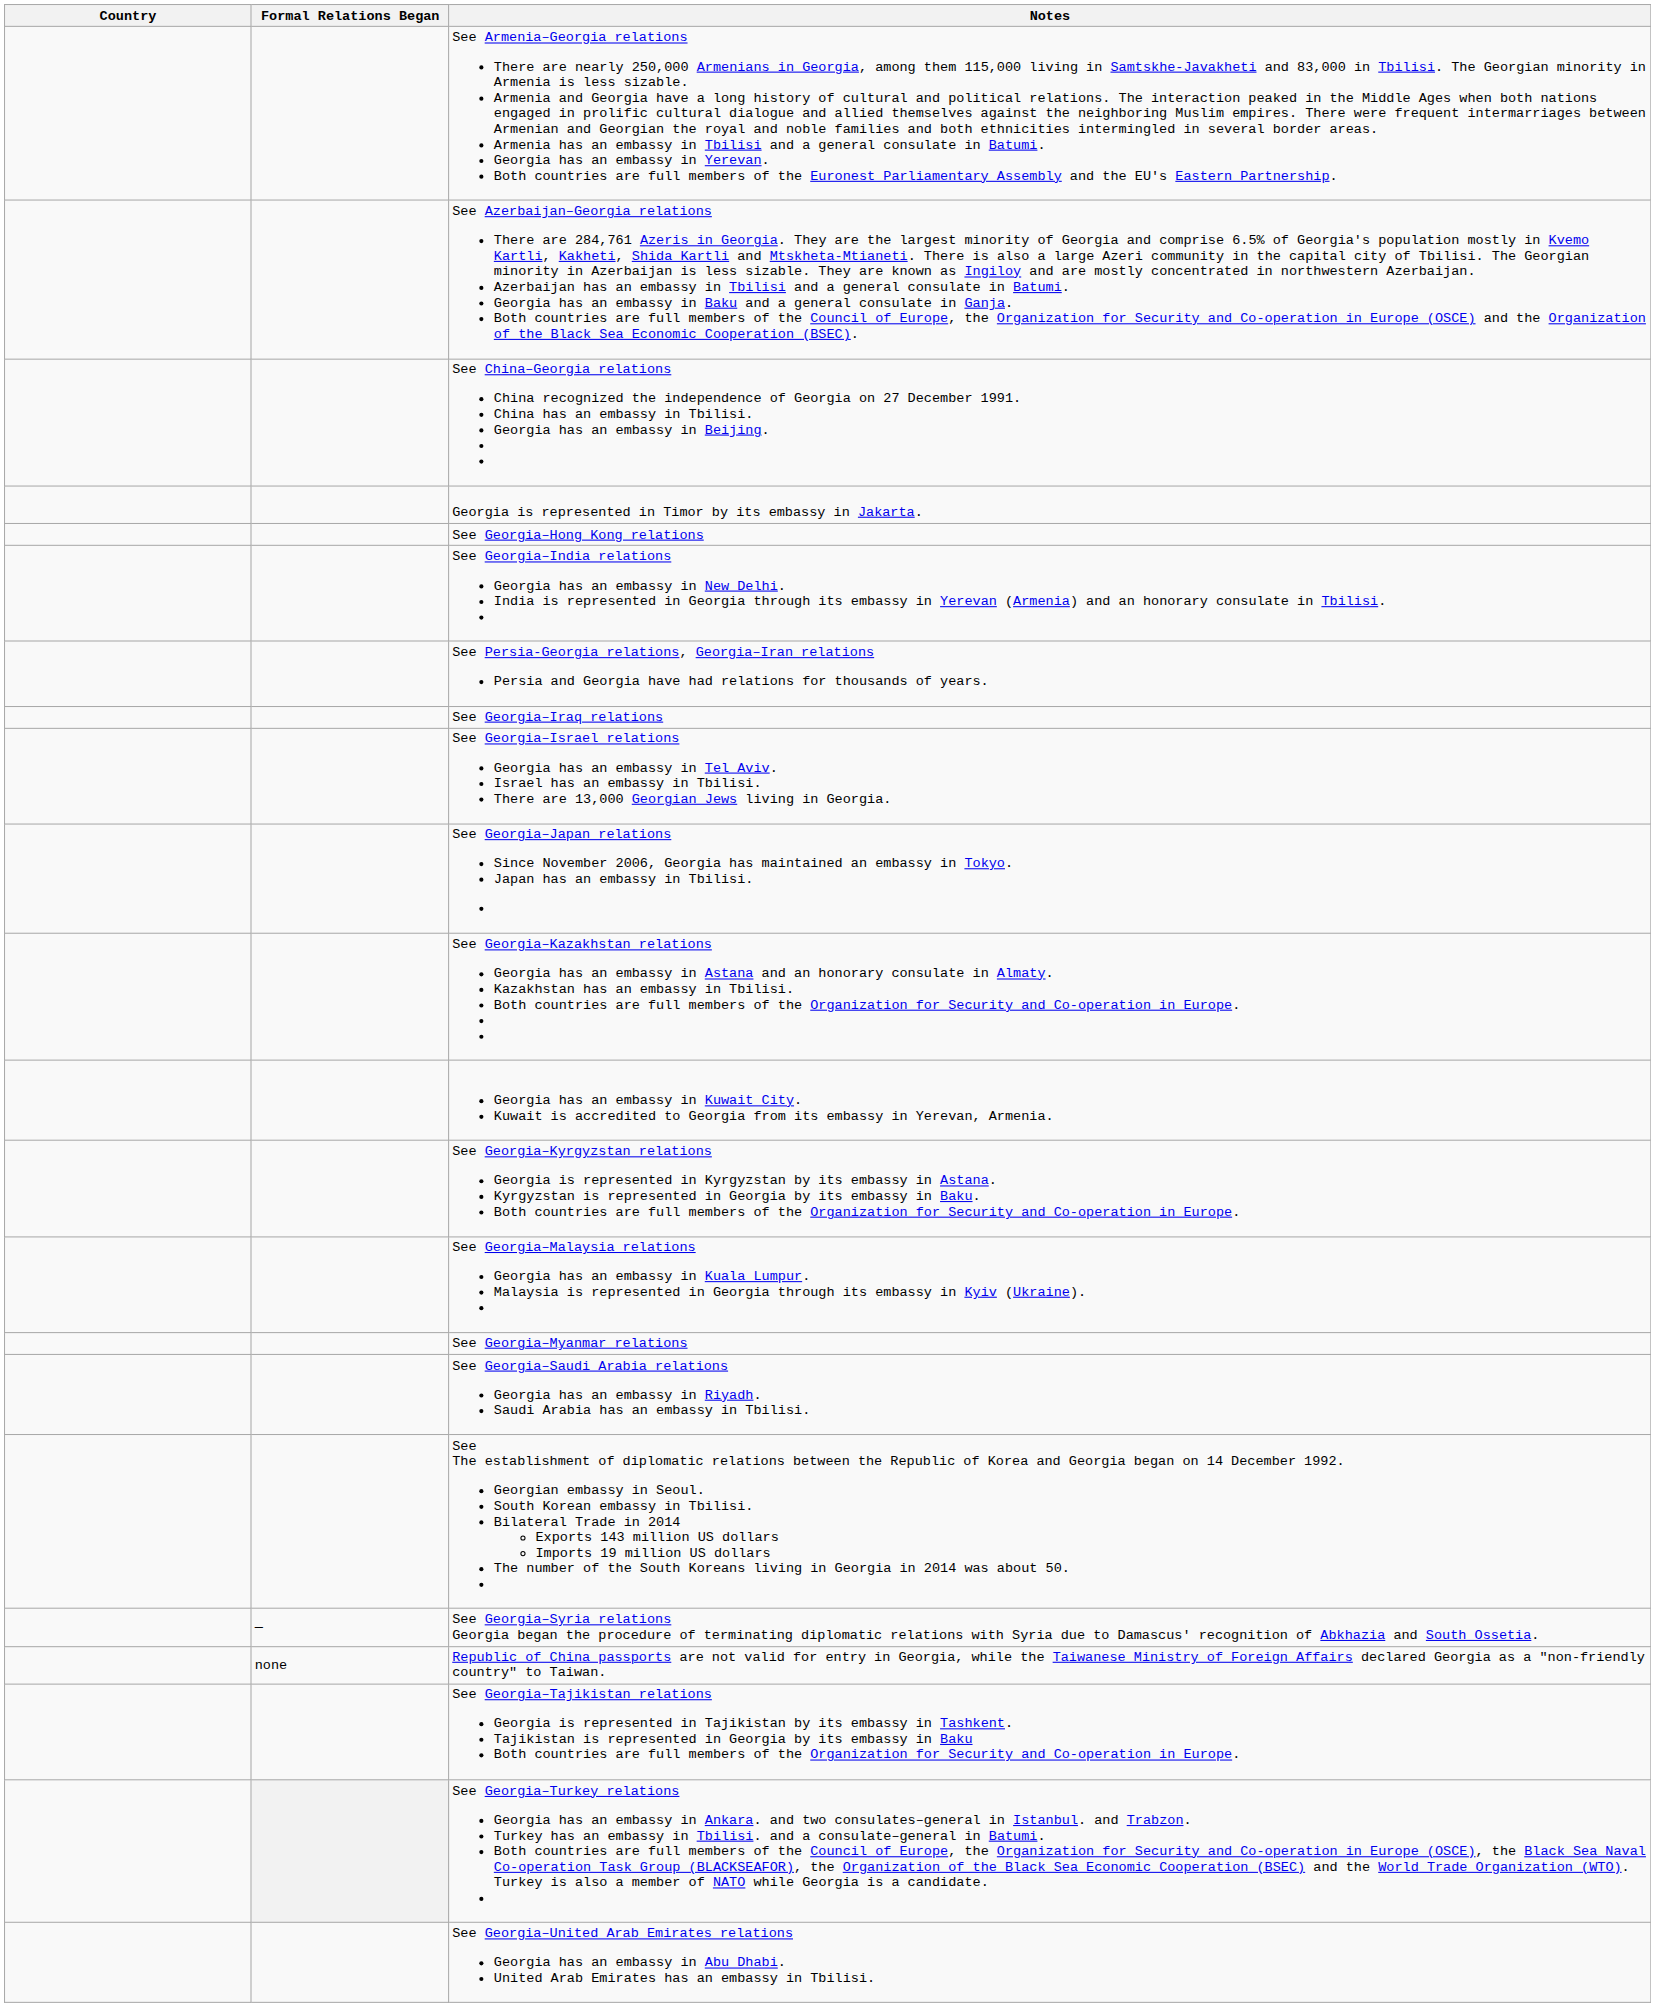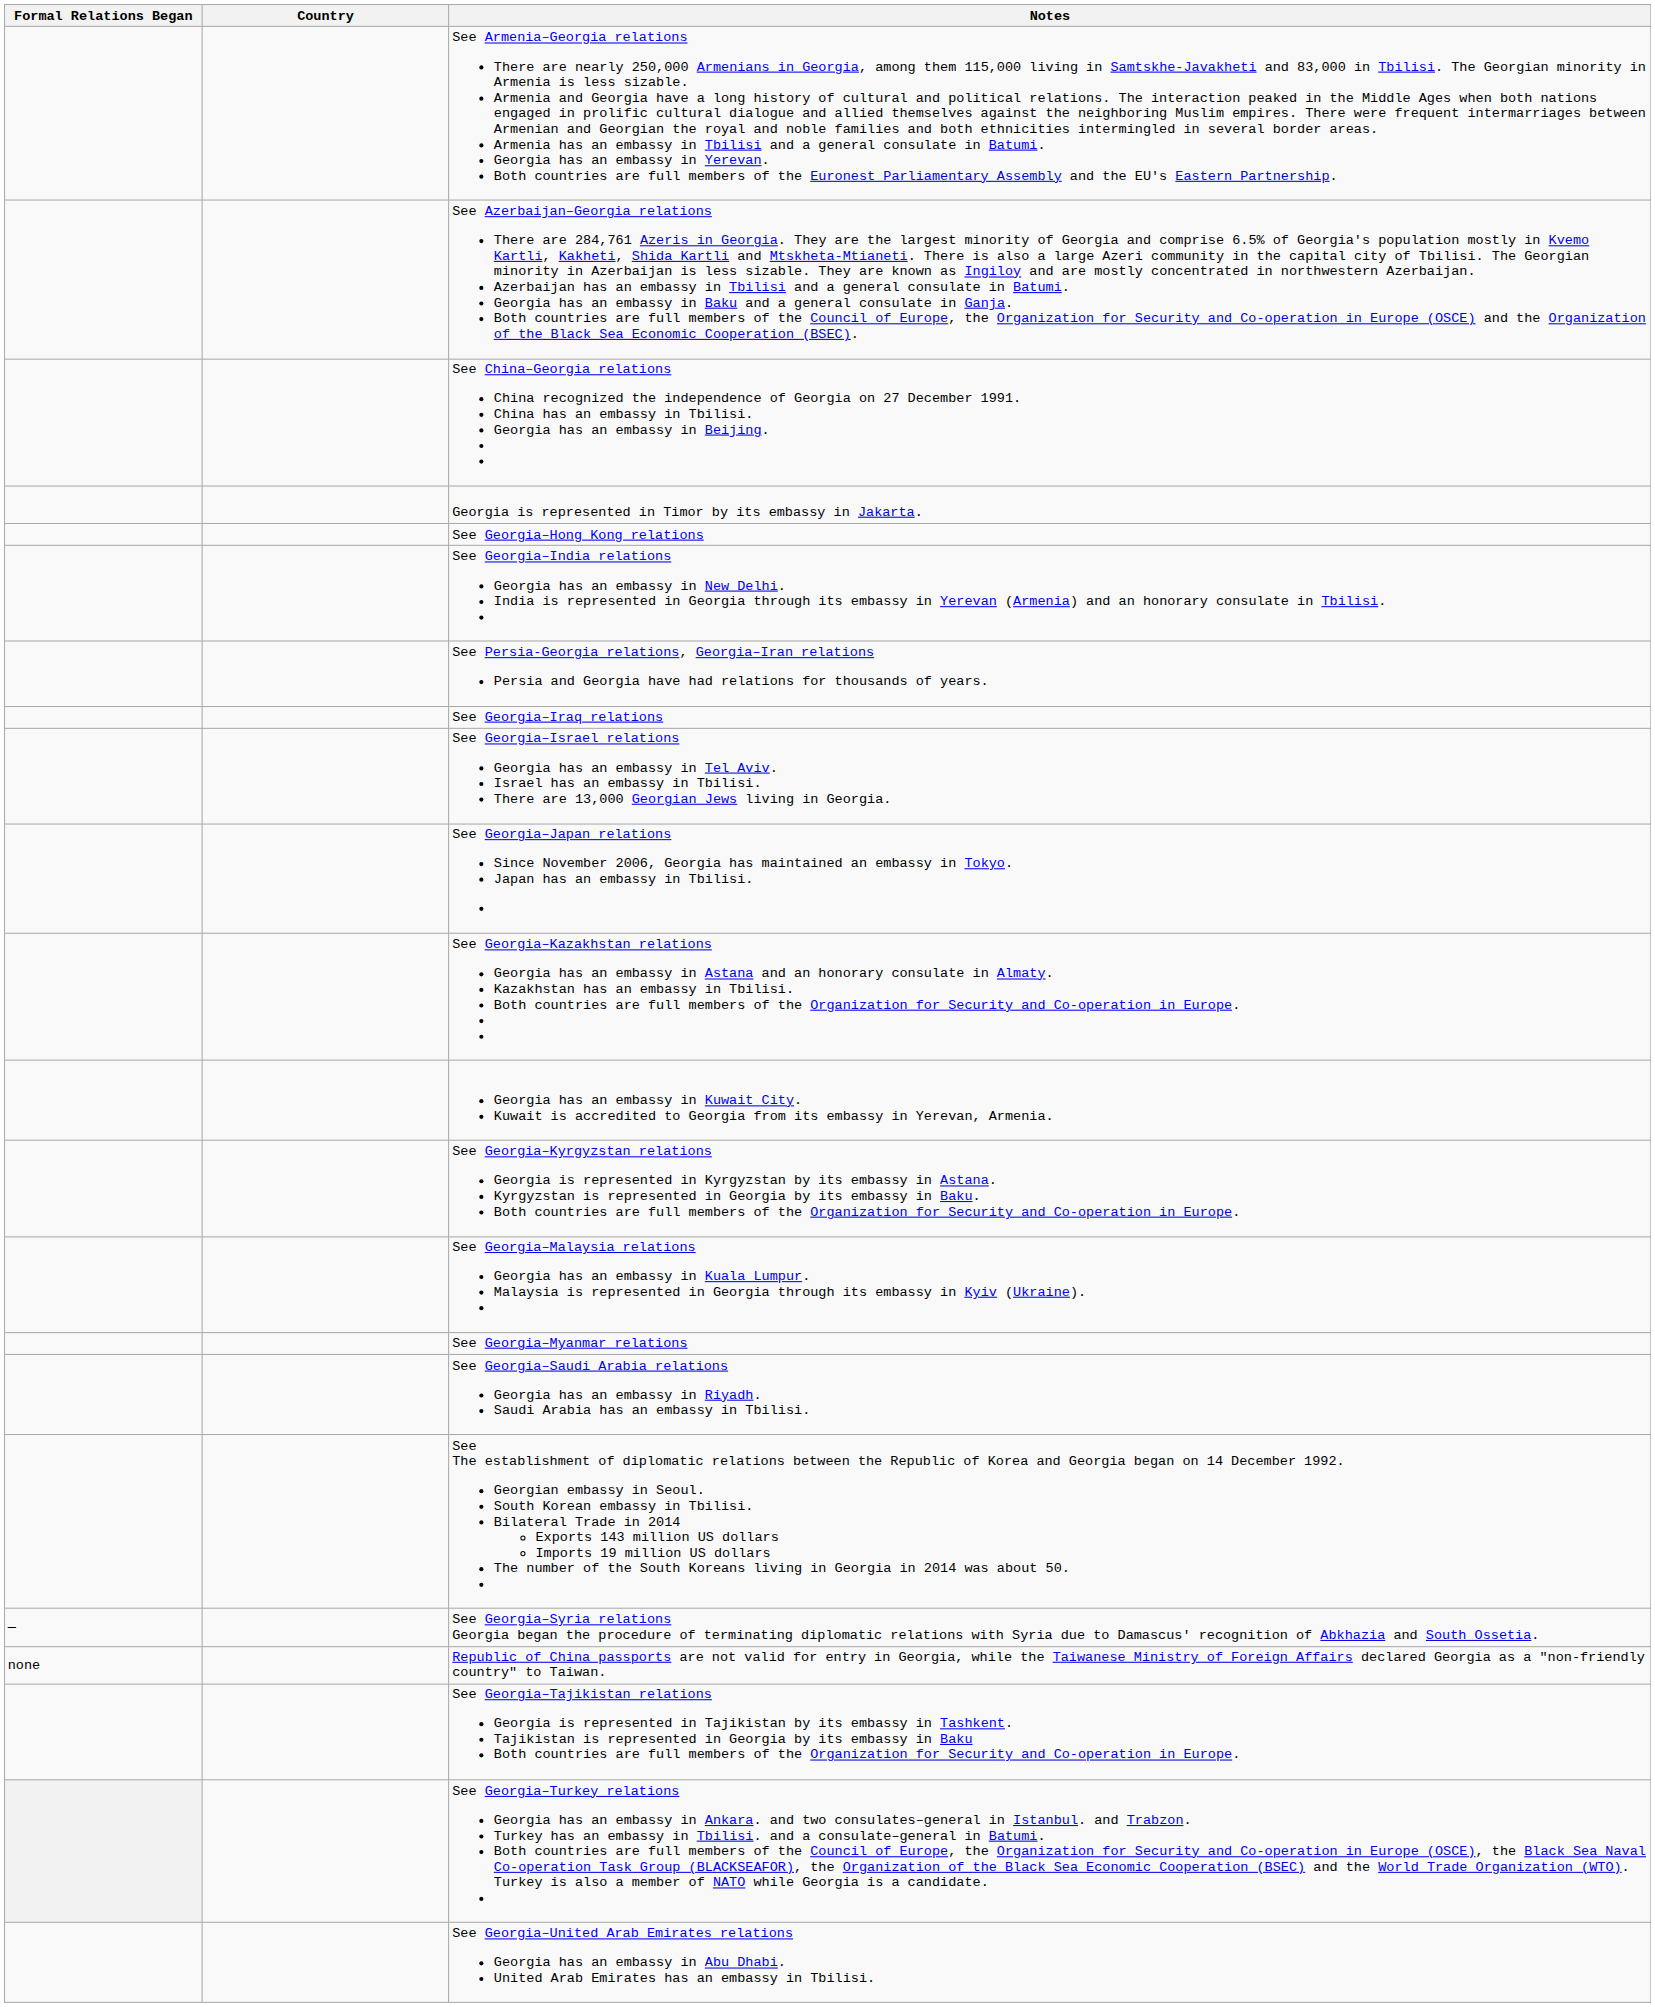columns swapped: (128, 16) <-> (350, 16)
